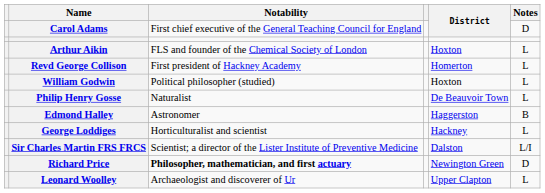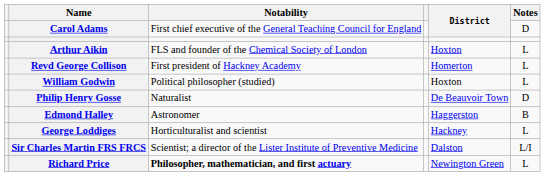(525, 98) L -> (525, 98) D
(525, 163) D -> (525, 163) L
- row: (79, 179)
